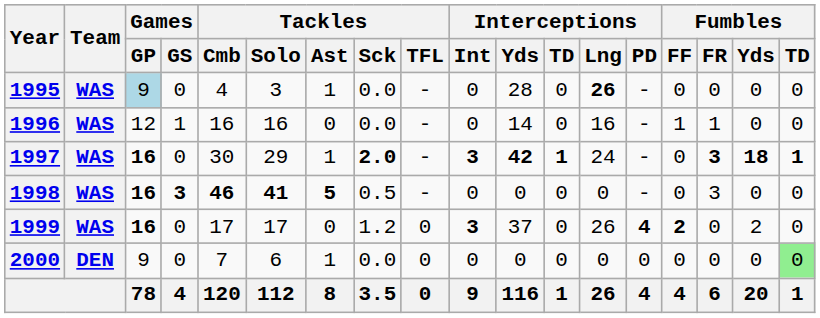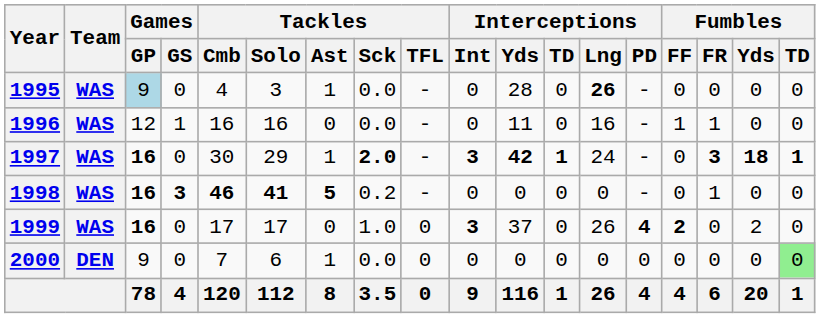(520, 124) 14 -> (520, 124) 11
(377, 192) 0.5 -> (377, 192) 0.2
(715, 192) 3 -> (715, 192) 1
(377, 227) 1.2 -> (377, 227) 1.0
